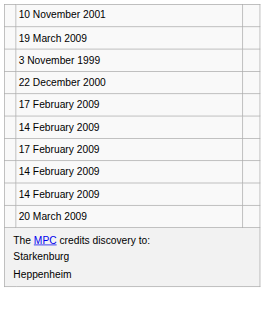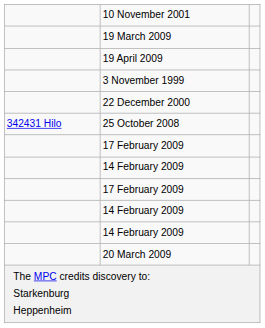+ row: (52, 59)
+ row: (34, 124)
